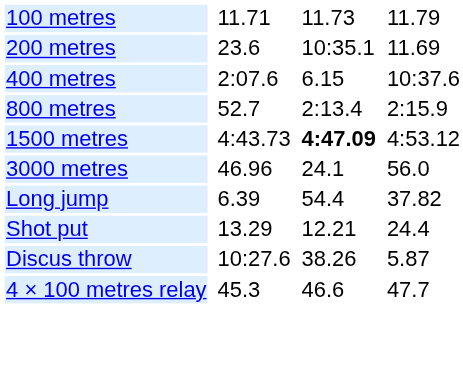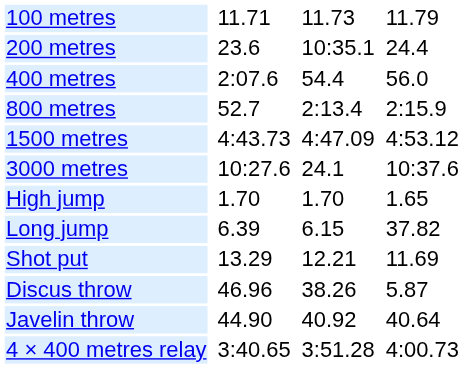(414, 48) 11.69 -> (407, 48) 24.4
(323, 78) 6.15 -> (323, 78) 54.4
(423, 78) 10:37.6 -> (407, 78) 56.0
(339, 138) bold -> (338, 138) normal
(245, 168) 46.96 -> (254, 168) 10:27.6
(408, 168) 56.0 -> (422, 168) 10:37.6
+ row: (55, 199)
(323, 199) 54.4 -> (323, 229) 6.15
(408, 229) 24.4 -> (412, 259) 11.69
(254, 259) 10:27.6 -> (245, 289) 46.96
+ row: (70, 319)
- row: (106, 289)
+ row: (106, 349)
